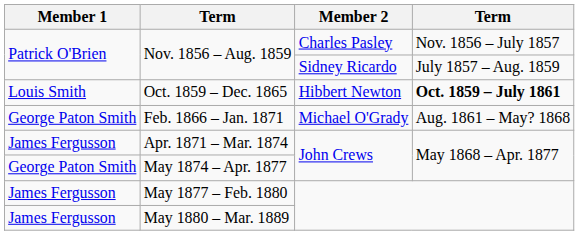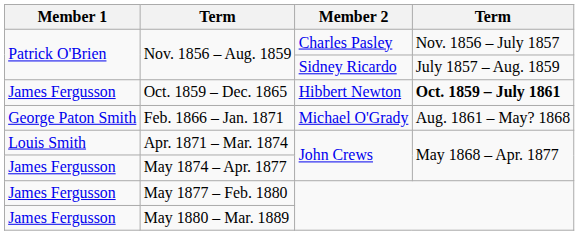(47, 92) Louis Smith -> (62, 92) James Fergusson
(62, 142) James Fergusson -> (47, 142) Louis Smith
(72, 167) George Paton Smith -> (62, 167) James Fergusson
